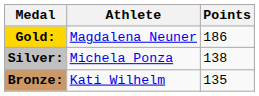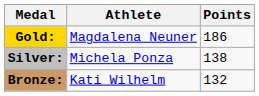(215, 80) 135 -> (215, 80) 132
